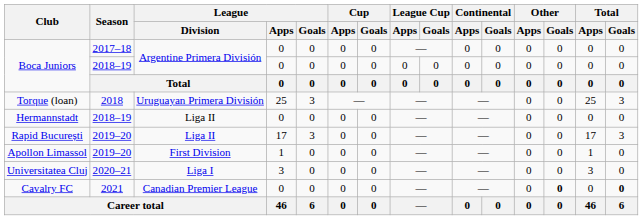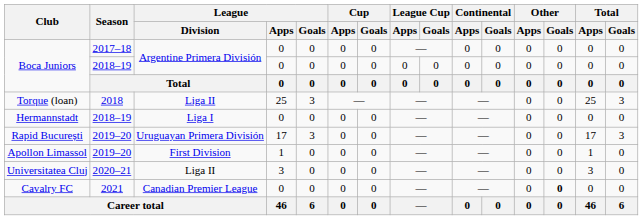(200, 100) Uruguayan Primera División -> (200, 100) Liga II
(200, 118) Liga II -> (200, 118) Liga I
(200, 135) Liga II -> (200, 135) Uruguayan Primera División
(200, 170) Liga I -> (200, 170) Liga II
(621, 188) bold -> (621, 188) normal
